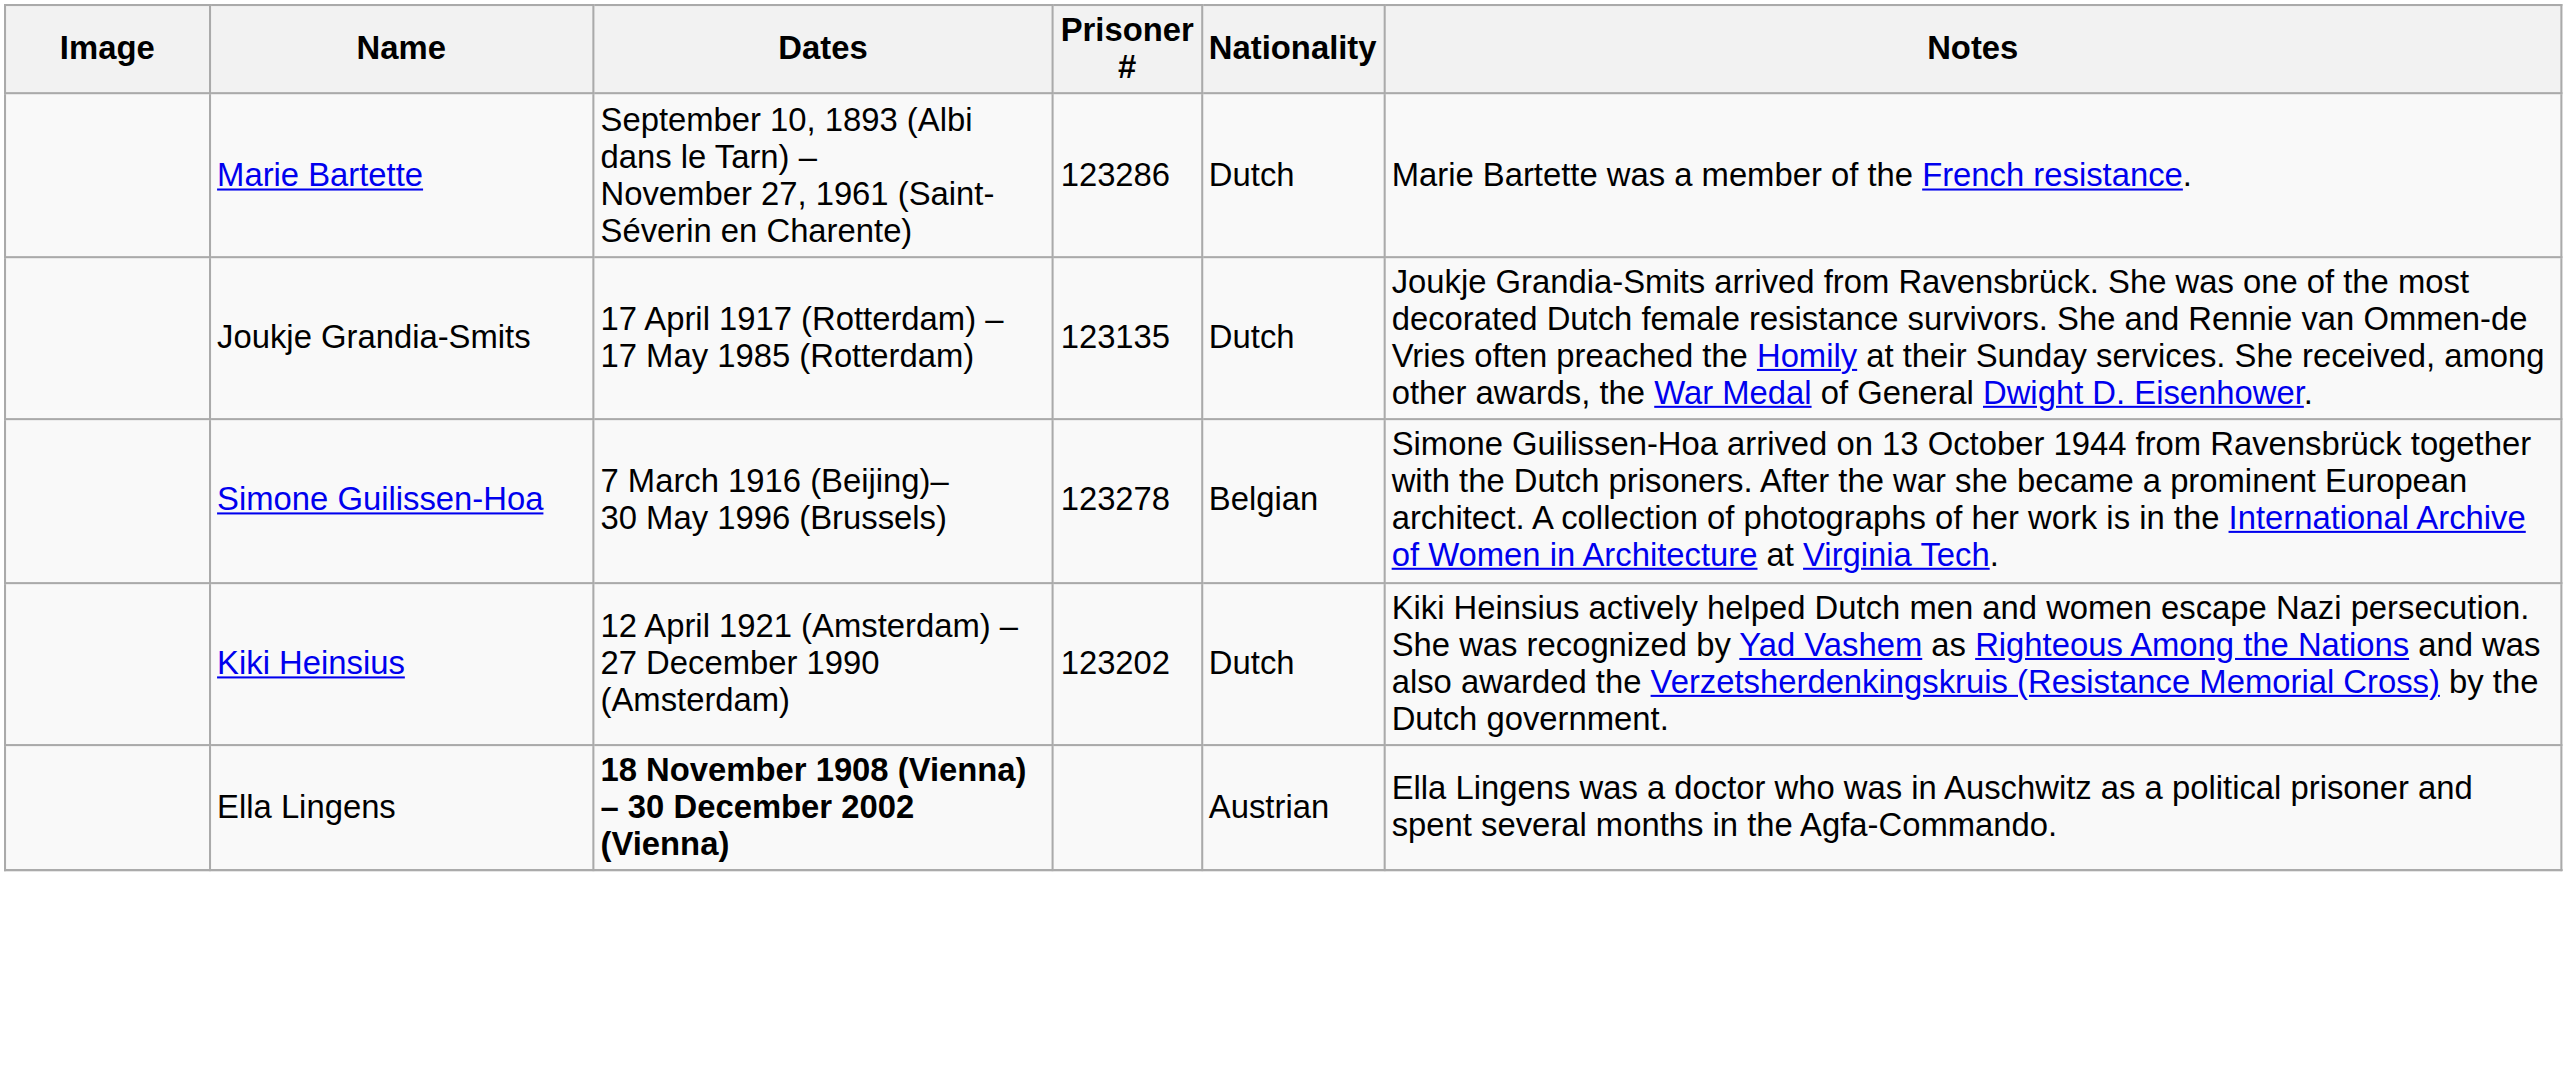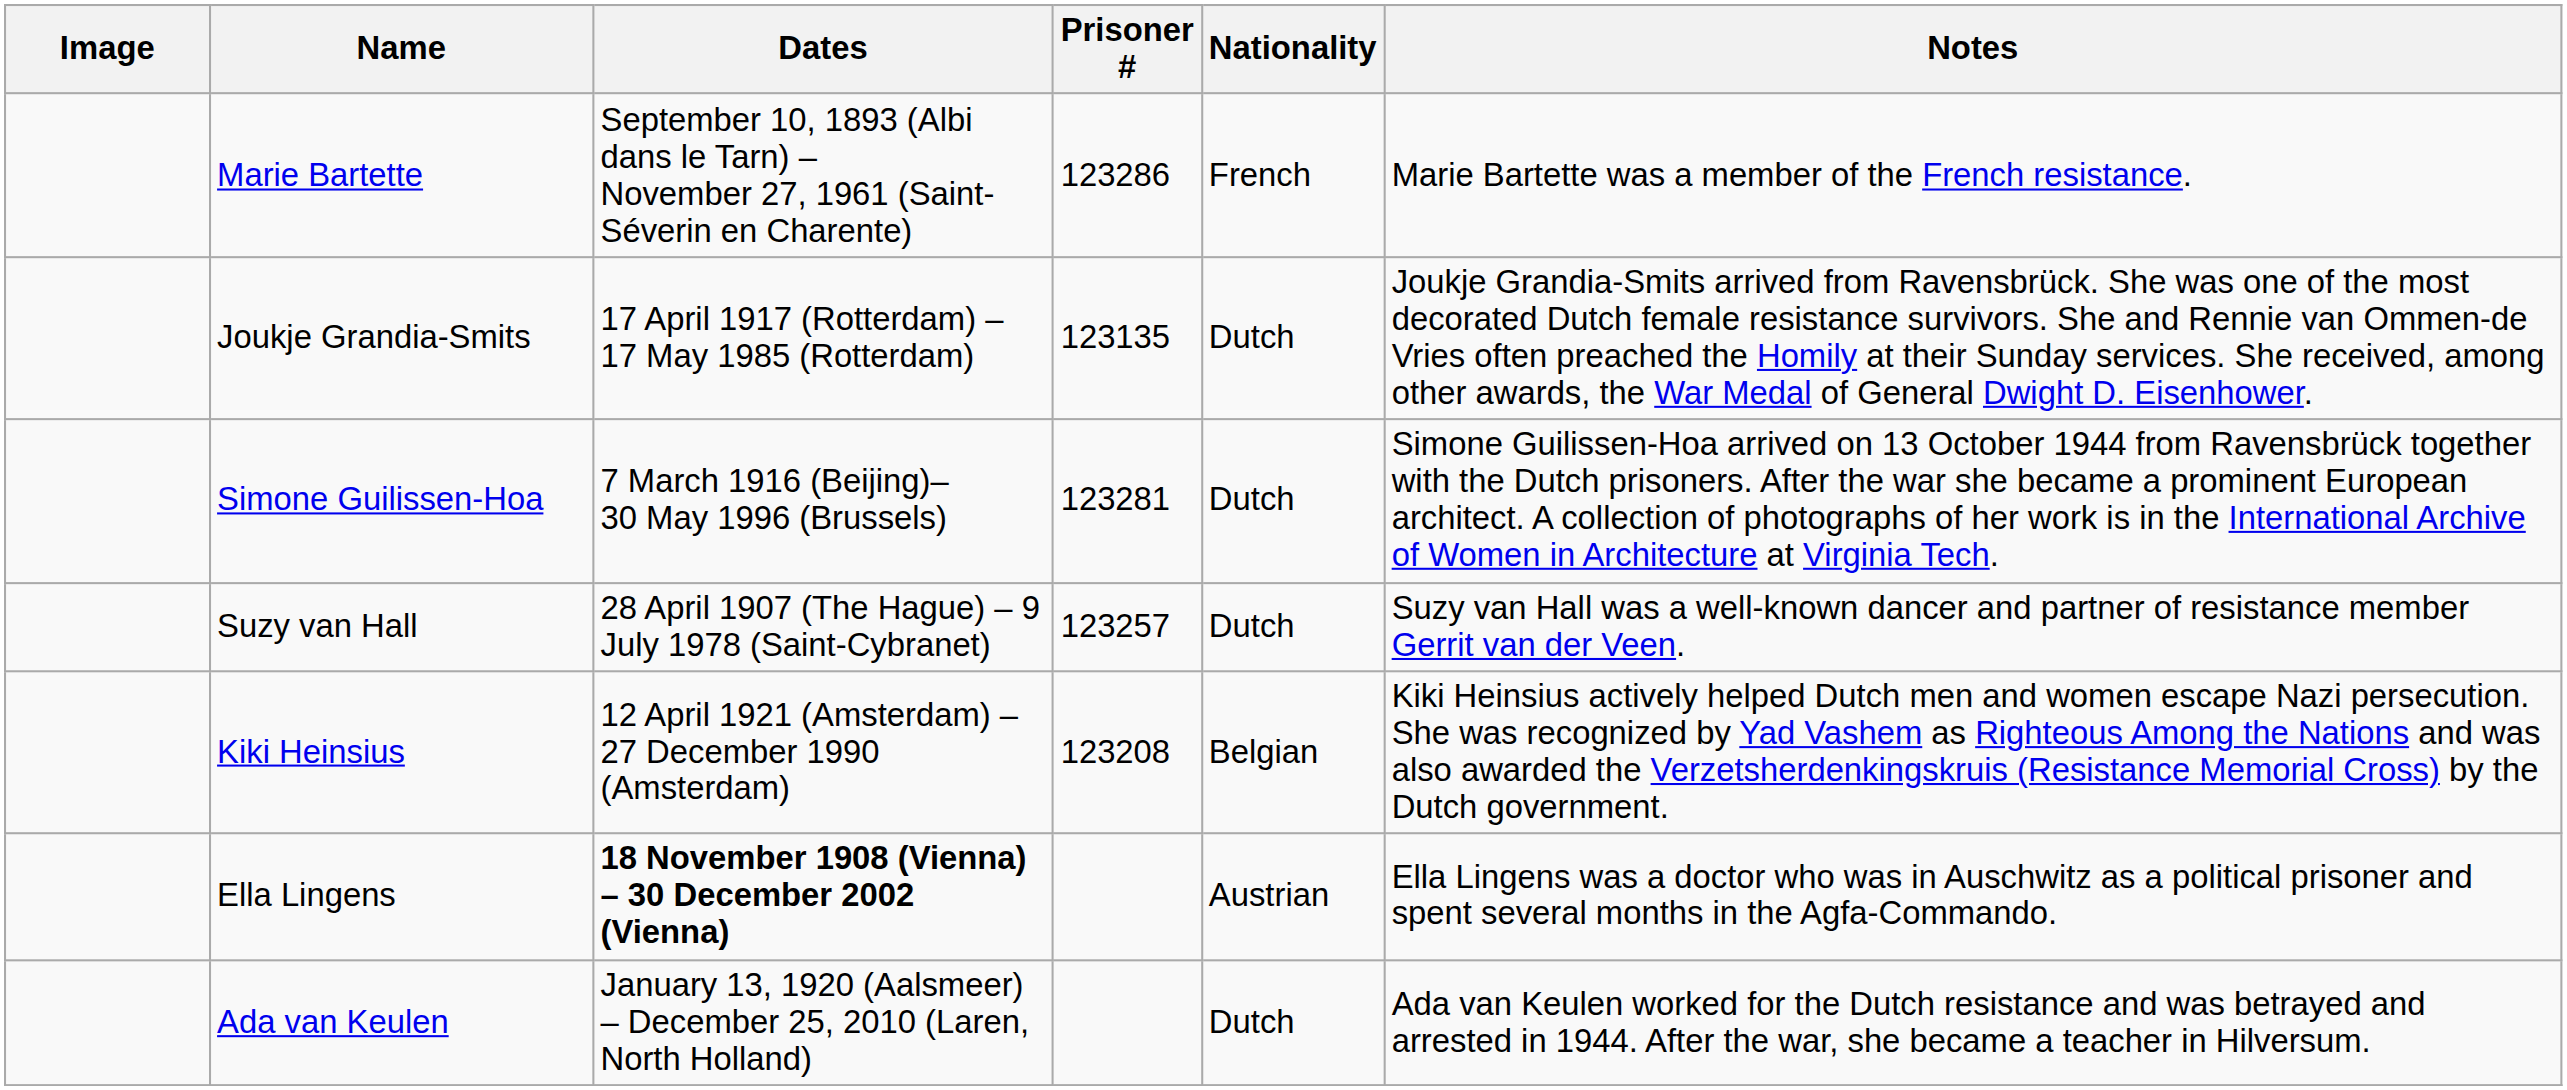(1252, 174) Dutch -> (1260, 174) French
(1115, 500) 123278 -> (1115, 500) 123281
(1264, 500) Belgian -> (1252, 500) Dutch
+ row: (317, 626)
(1115, 662) 123202 -> (1115, 751) 123208
(1252, 662) Dutch -> (1264, 751) Belgian
+ row: (333, 1021)
